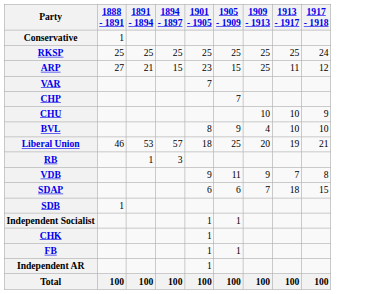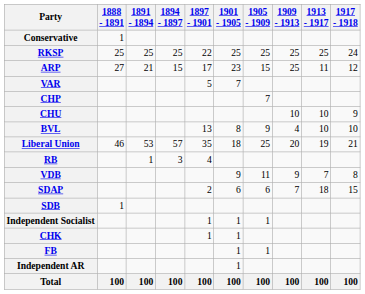+ column: (199, 17)
